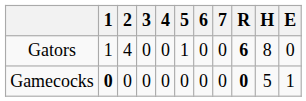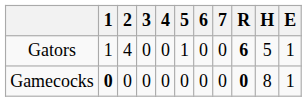(267, 50) 8 -> (267, 50) 5
(290, 50) 0 -> (290, 50) 1
(267, 81) 5 -> (267, 81) 8
